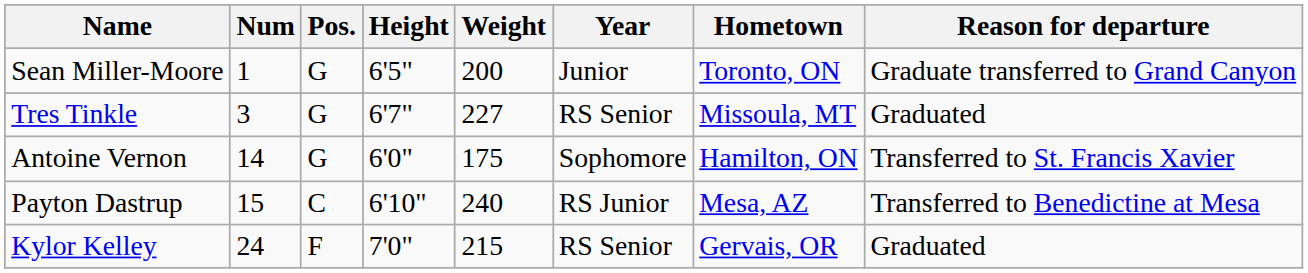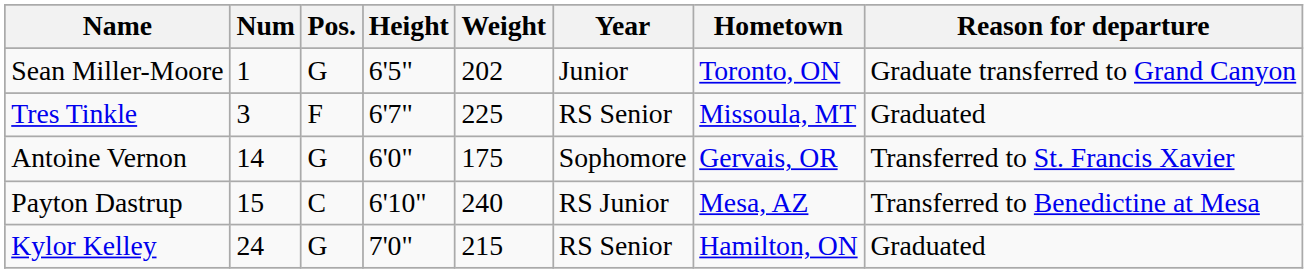(482, 70) 200 -> (482, 70) 202
(318, 114) G -> (315, 114) F
(482, 114) 227 -> (482, 114) 225
(778, 158) Hamilton, ON -> (768, 158) Gervais, OR
(315, 245) F -> (318, 245) G
(768, 245) Gervais, OR -> (778, 245) Hamilton, ON
